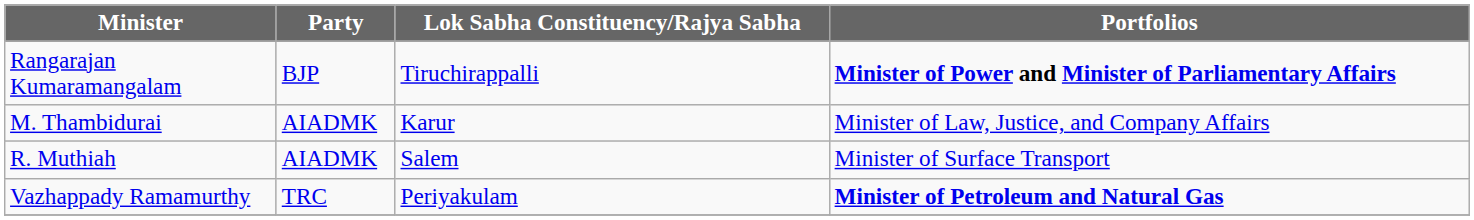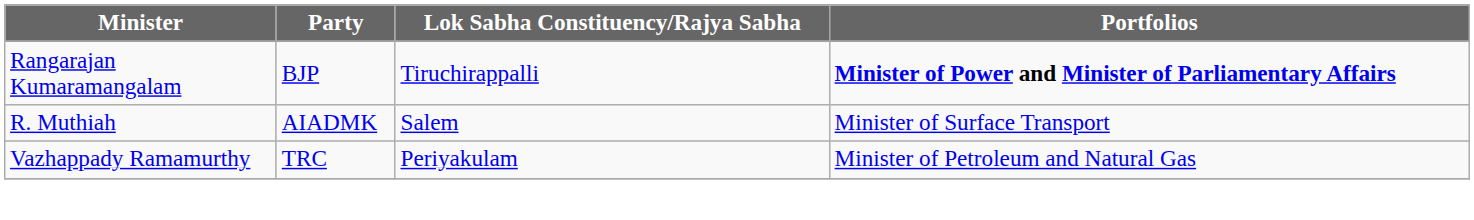- row: (86, 122)
(1029, 196) bold -> (1015, 159) normal
